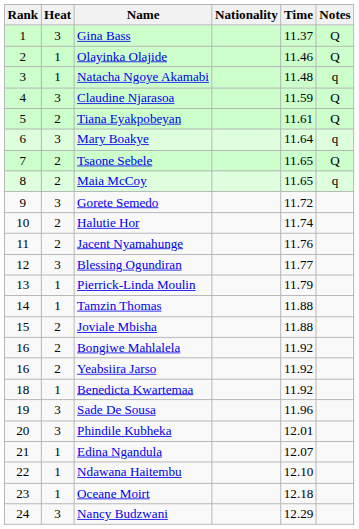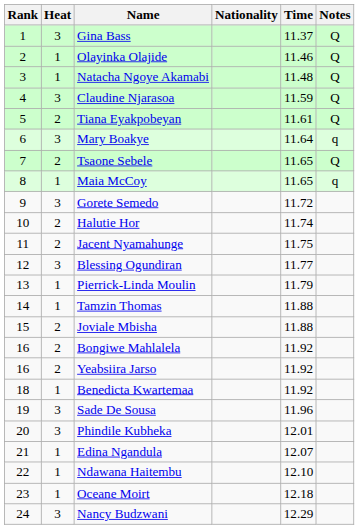(335, 77) q -> (335, 77) Q
(58, 181) 2 -> (58, 181) 1
(299, 243) 11.76 -> (299, 243) 11.75
